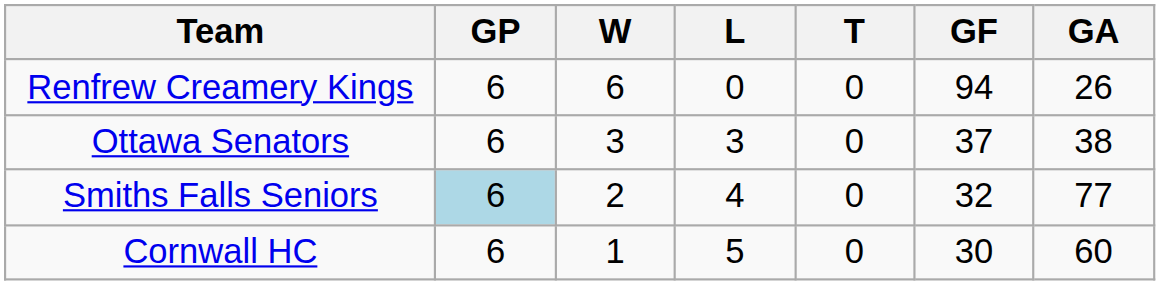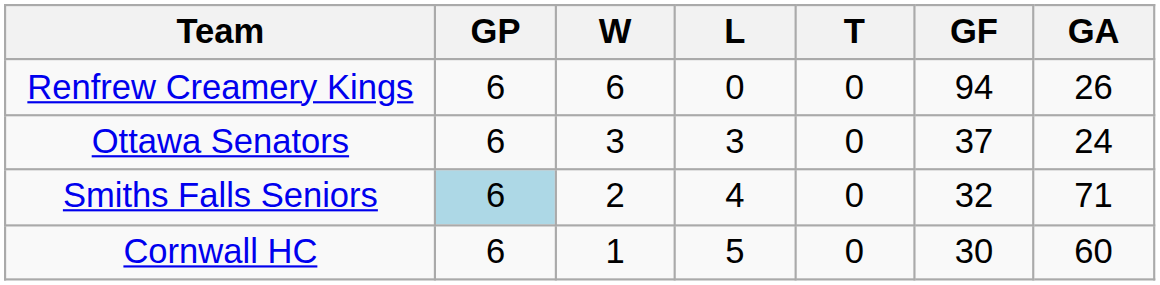(1094, 141) 38 -> (1094, 141) 24
(1094, 196) 77 -> (1094, 196) 71
